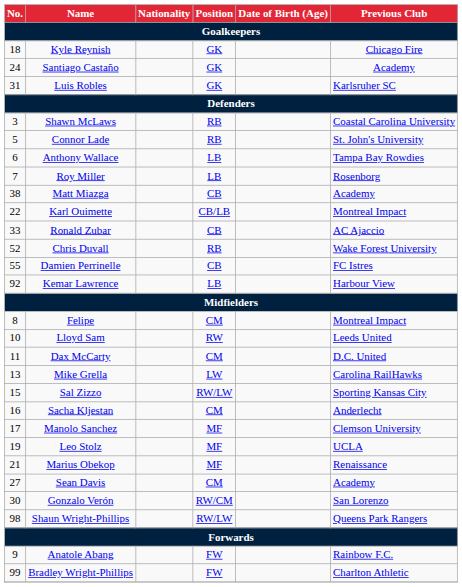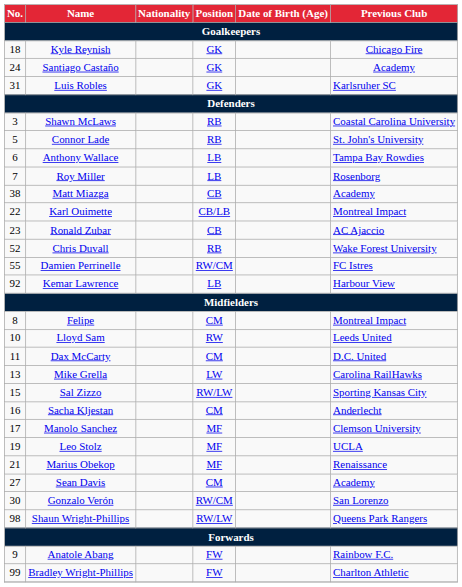(15, 230) 33 -> (15, 230) 23
(214, 266) CB -> (214, 266) RW/CM
